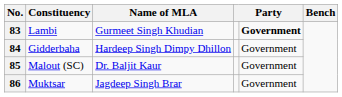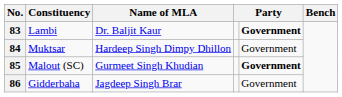(149, 30) Gurmeet Singh Khudian -> (128, 30) Dr. Baljit Kaur
(54, 48) Gidderbaha -> (47, 48) Muktsar
(128, 65) Dr. Baljit Kaur -> (149, 65) Gurmeet Singh Khudian
(269, 65) normal -> (271, 65) bold
(47, 83) Muktsar -> (54, 83) Gidderbaha
